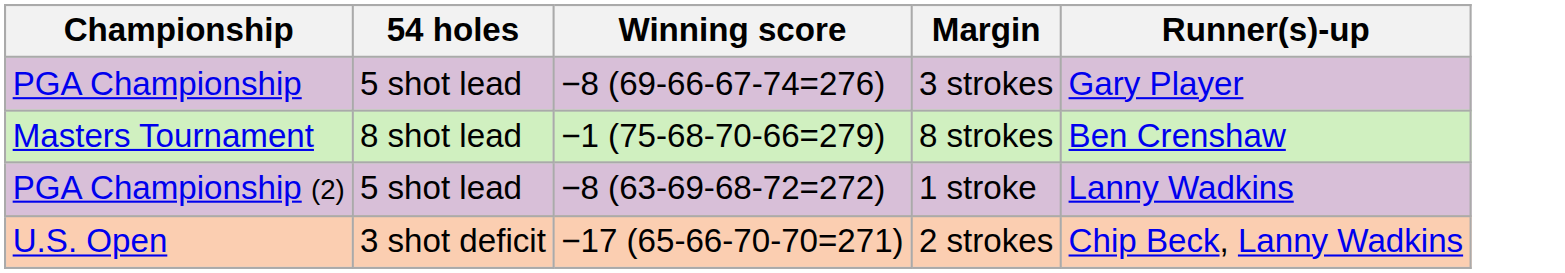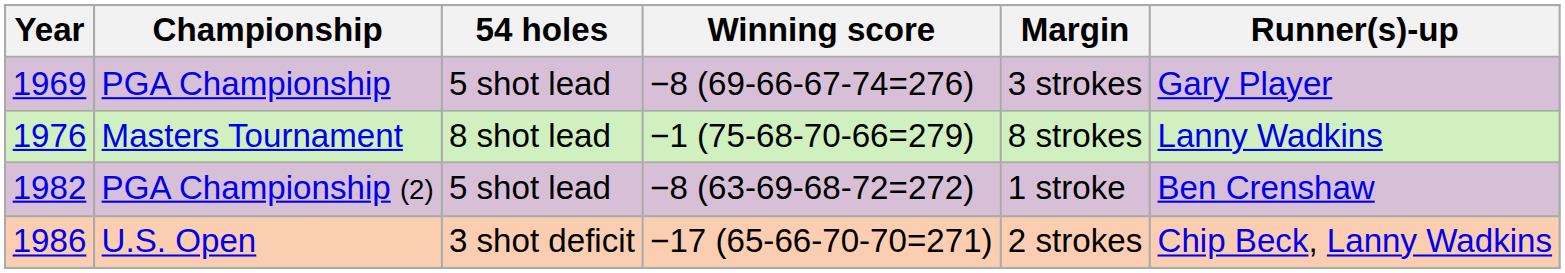+ column: (50, 30)
(1177, 135) Ben Crenshaw -> (1270, 135) Lanny Wadkins
(1181, 188) Lanny Wadkins -> (1266, 188) Ben Crenshaw
